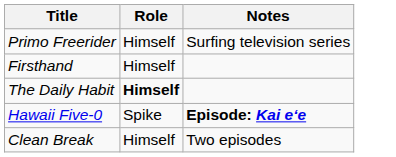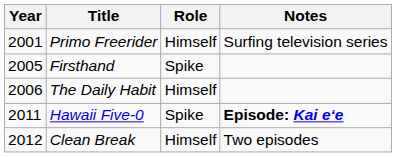+ column: (25, 16)
(149, 66) Himself -> (184, 66) Spike
(151, 90) bold -> (191, 90) normal
